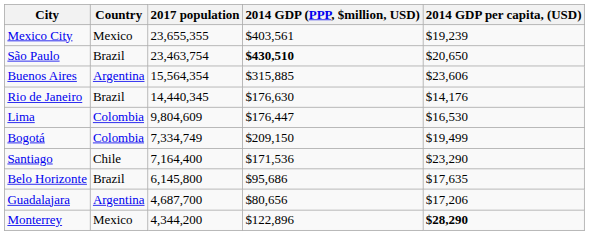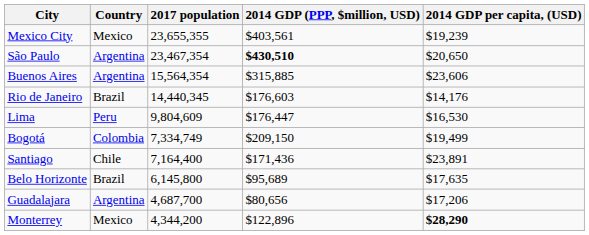(109, 55) Brazil -> (119, 55) Argentina
(180, 55) 23,463,754 -> (180, 55) 23,467,354
(270, 96) $176,630 -> (270, 96) $176,603
(118, 117) Colombia -> (105, 117) Peru
(270, 158) $171,536 -> (270, 158) $171,436
(447, 158) $23,290 -> (447, 158) $23,891
(266, 179) $95,686 -> (266, 179) $95,689
